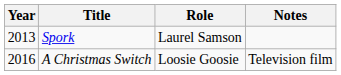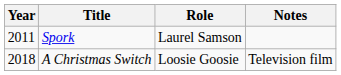(22, 37) 2013 -> (21, 37) 2011
(22, 59) 2016 -> (22, 59) 2018
